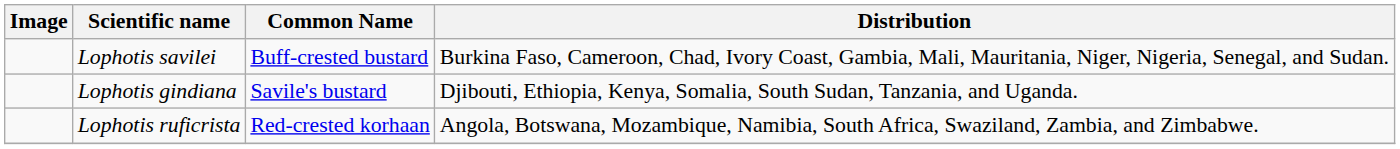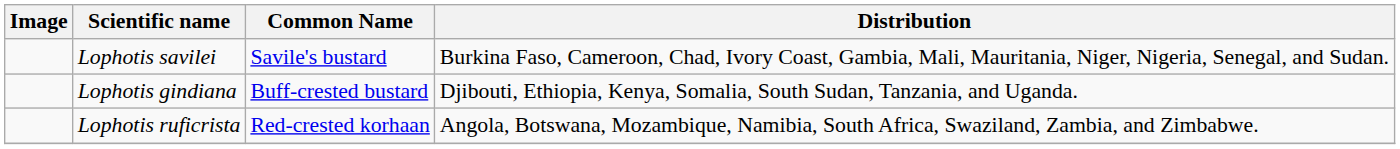(339, 56) Buff-crested bustard -> (319, 56) Savile's bustard
(319, 90) Savile's bustard -> (339, 90) Buff-crested bustard
